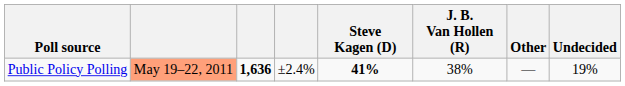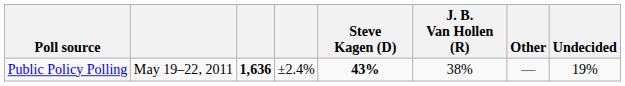(183, 69) lightsalmon background -> (183, 69) no background
(365, 69) 41% -> (365, 69) 43%
